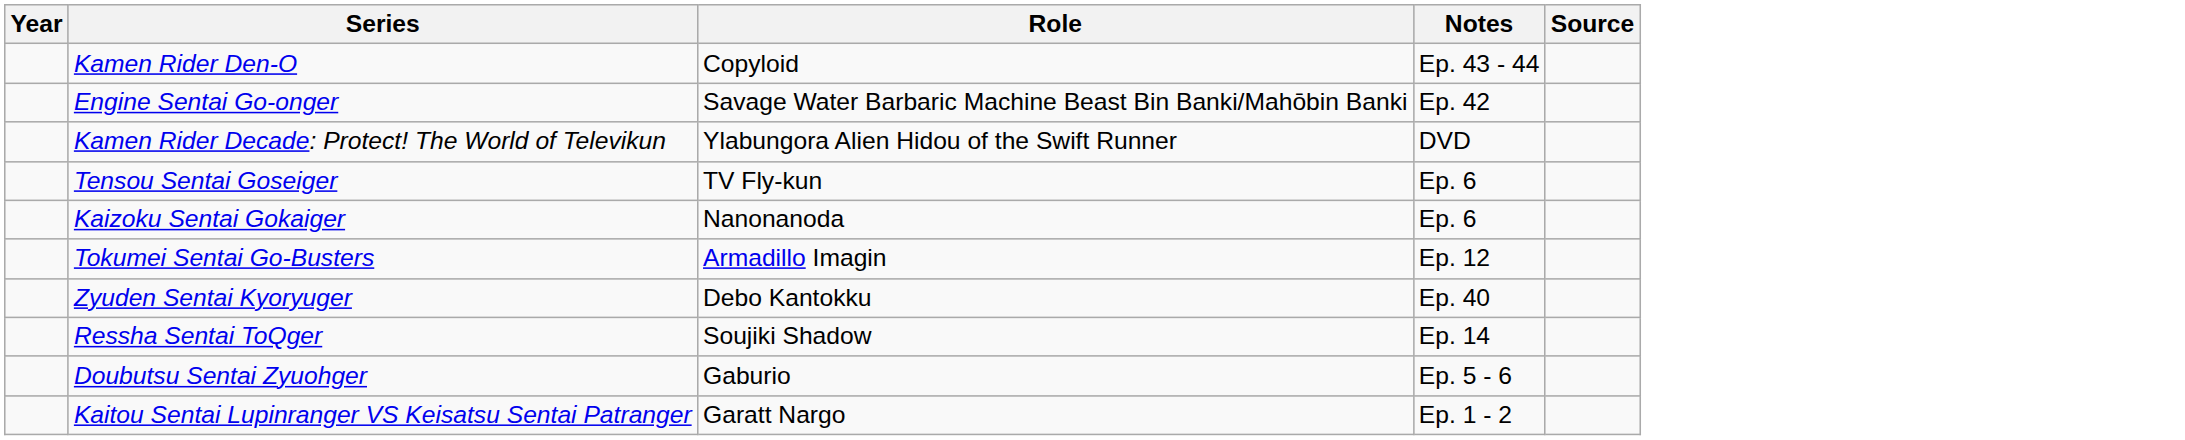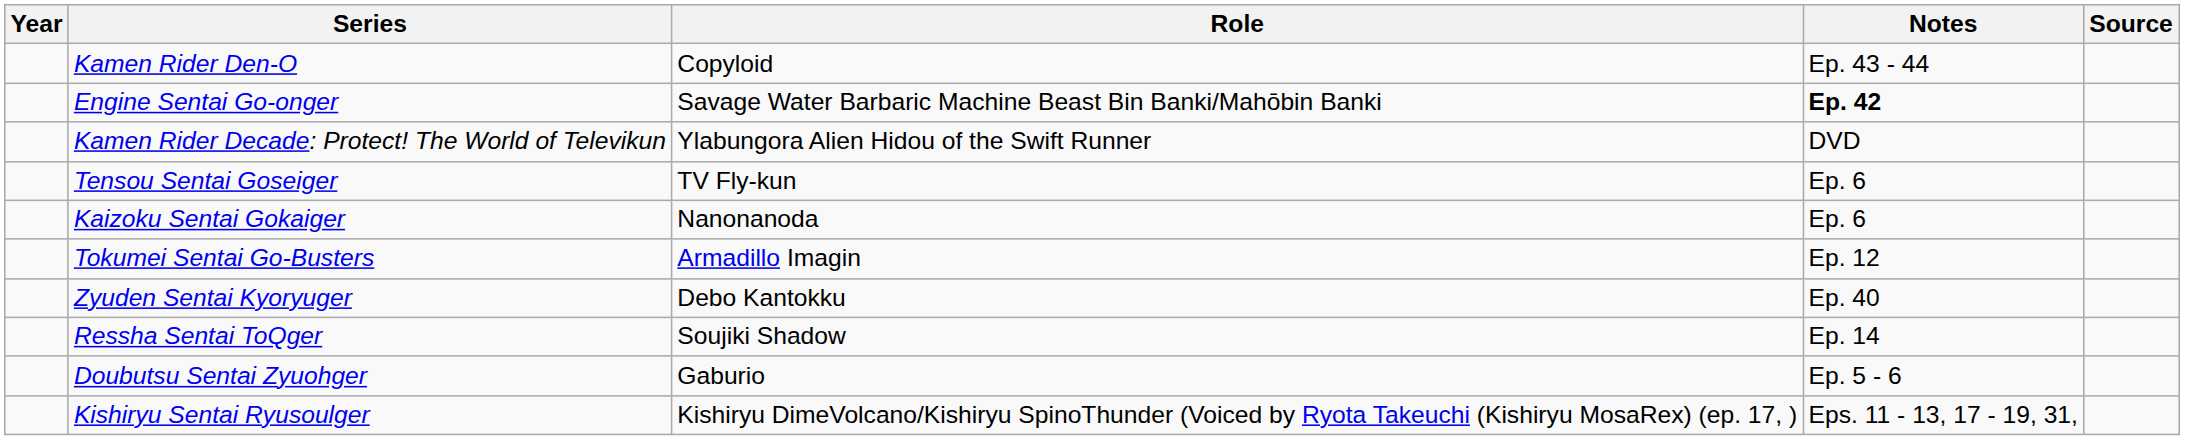(1454, 102) normal -> (1845, 102) bold
- row: (383, 414)
+ row: (222, 414)
